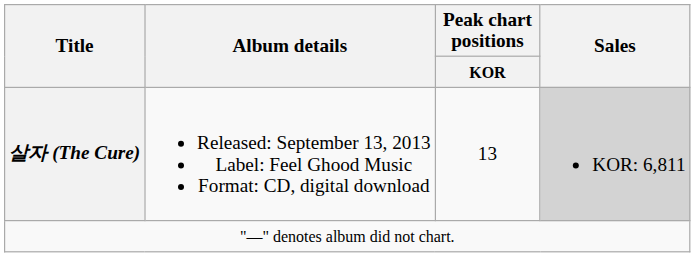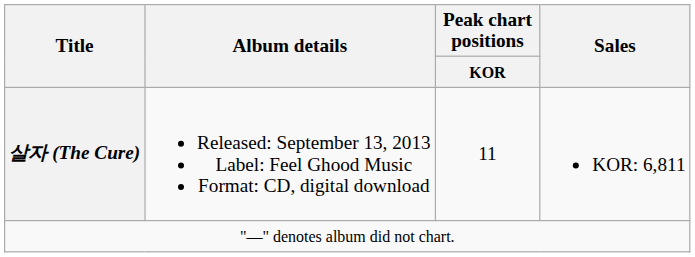(487, 153) 13 -> (487, 153) 11
(615, 165) lightgrey background -> (615, 165) no background
